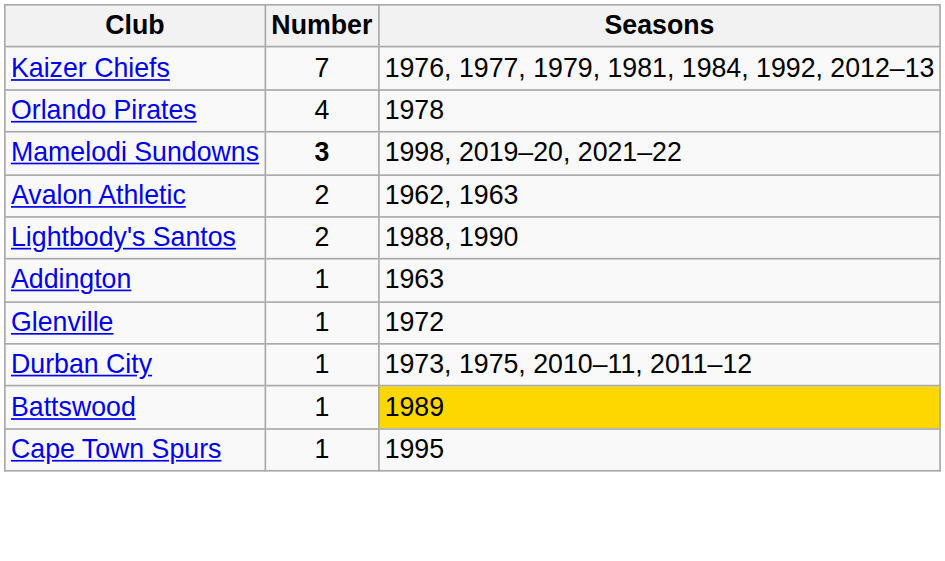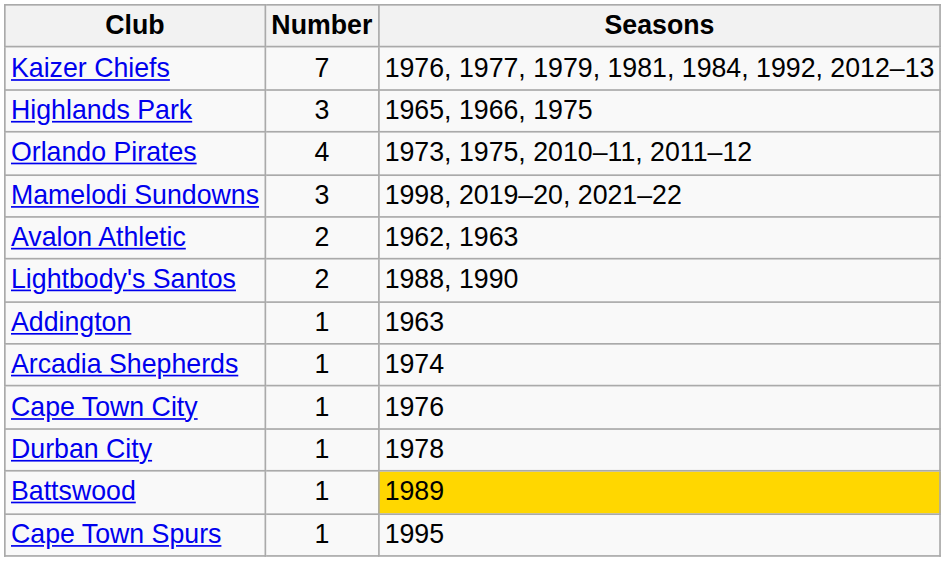+ row: (102, 110)
(414, 110) 1978 -> (568, 152) 1973, 1975, 2010–11, 2011–12
(322, 152) bold -> (322, 195) normal
- row: (62, 322)
+ row: (125, 364)
+ row: (104, 407)
(568, 364) 1973, 1975, 2010–11, 2011–12 -> (414, 449) 1978
